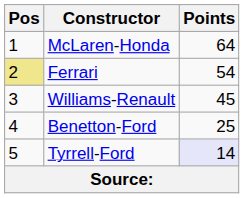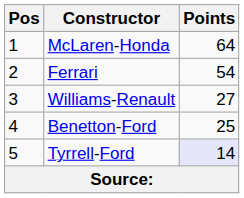(13, 72) khaki background -> (13, 72) no background
(226, 99) 45 -> (226, 99) 27
